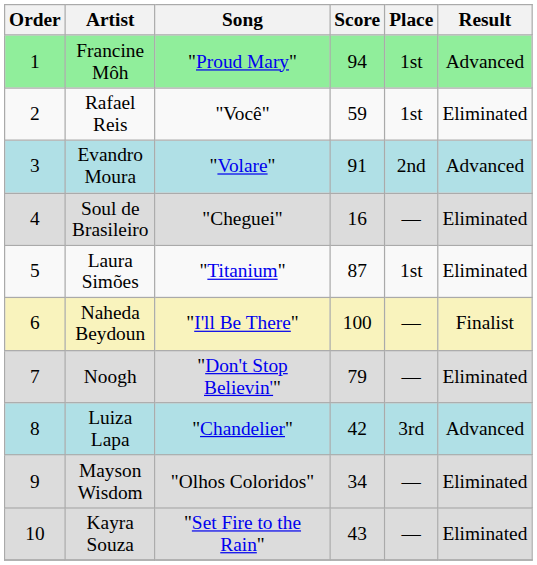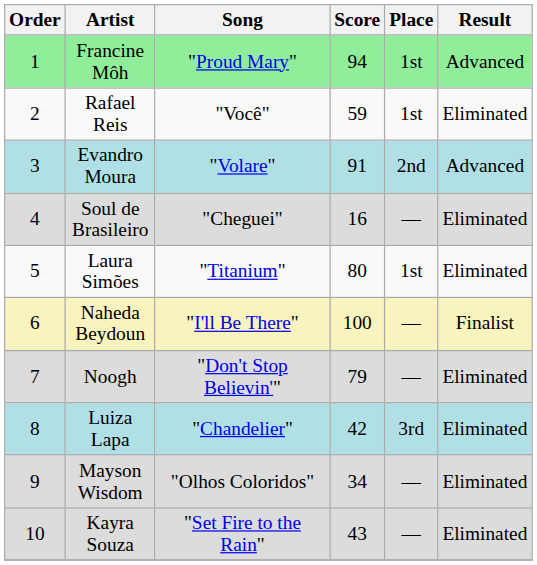(357, 271) 87 -> (357, 271) 80
(485, 428) Advanced -> (485, 428) Eliminated
